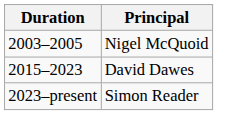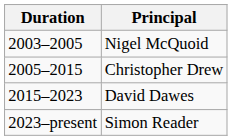+ row: (164, 69)
